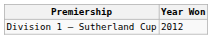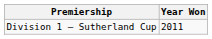(172, 27) 2012 -> (172, 27) 2011
